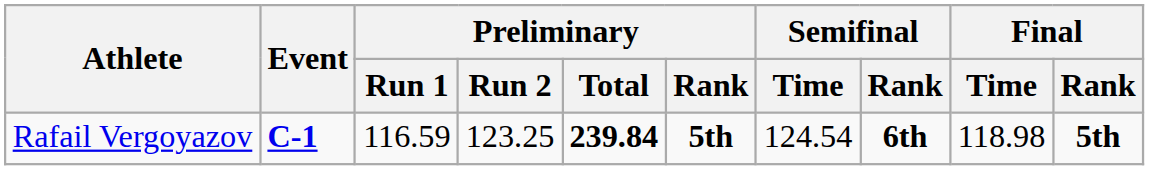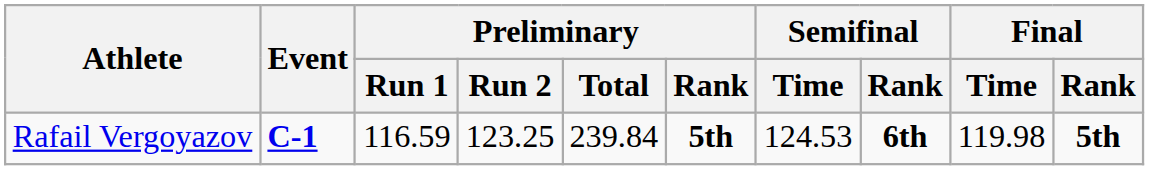(614, 137) bold -> (614, 137) normal
(808, 137) 124.54 -> (808, 137) 124.53
(1002, 137) 118.98 -> (1002, 137) 119.98
